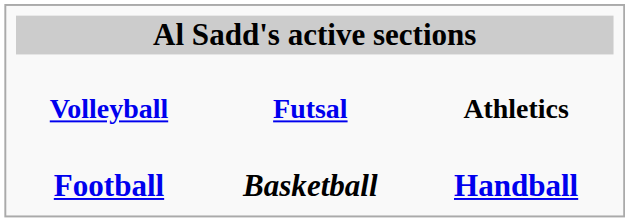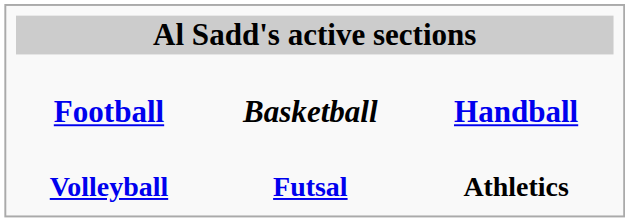rows swapped: (109, 186) <-> (109, 109)
